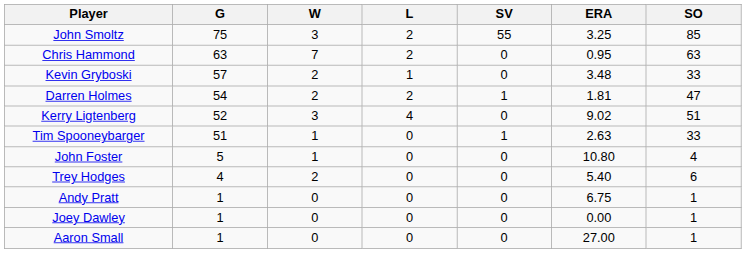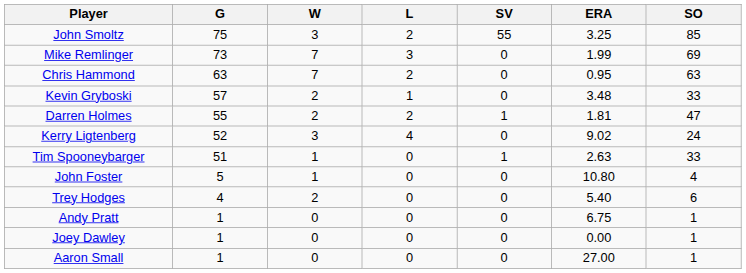+ row: (89, 55)
(220, 95) 54 -> (220, 116) 55
(694, 116) 51 -> (694, 136) 24
